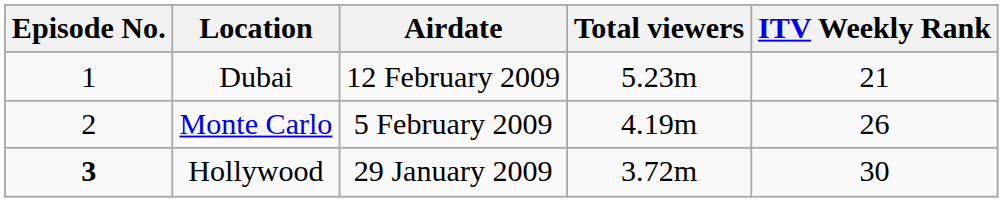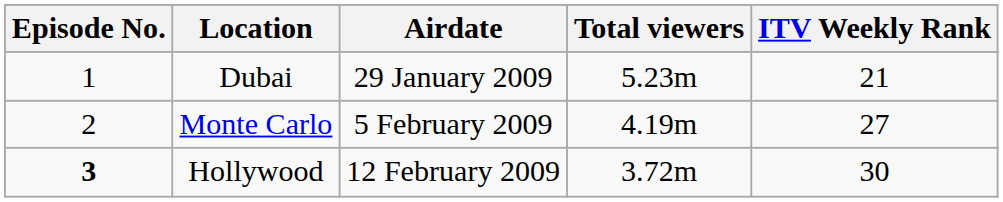(453, 76) 12 February 2009 -> (453, 76) 29 January 2009
(875, 123) 26 -> (875, 123) 27
(453, 171) 29 January 2009 -> (453, 171) 12 February 2009
